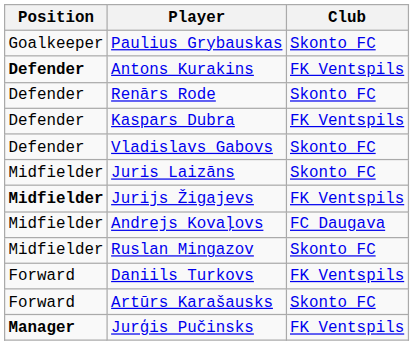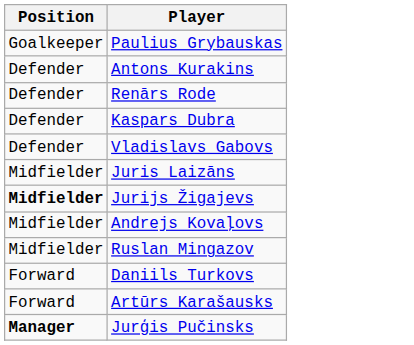- column: (347, 18)
(46, 69) bold -> (46, 69) normal
